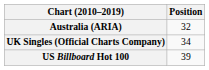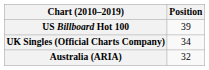rows swapped: (86, 27) <-> (86, 57)
